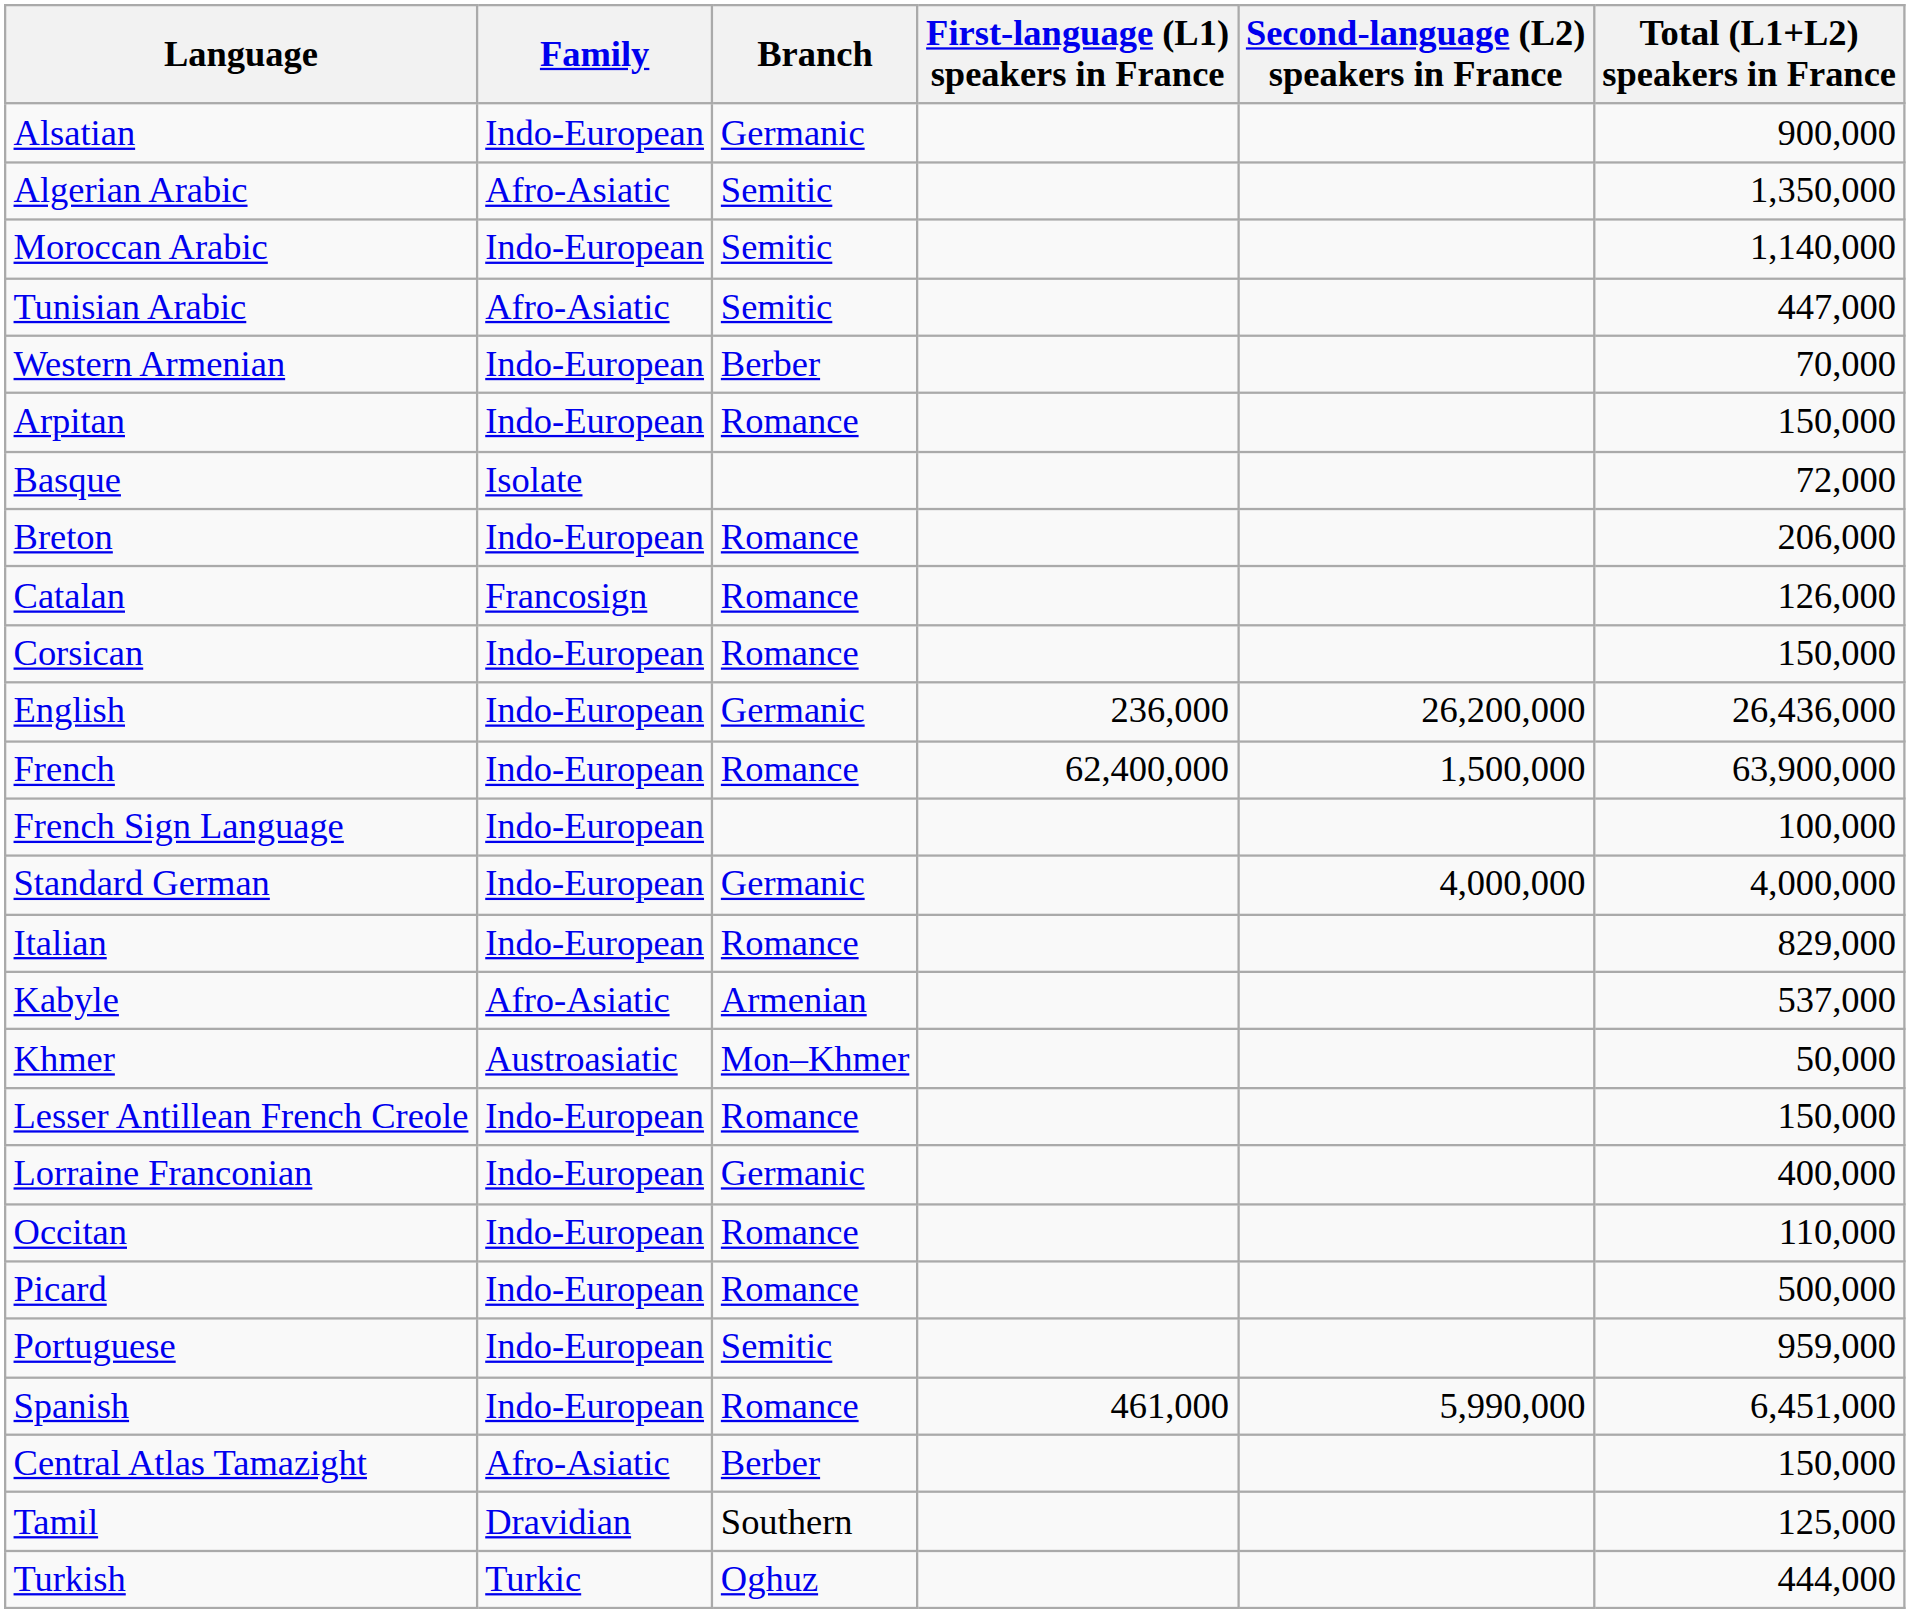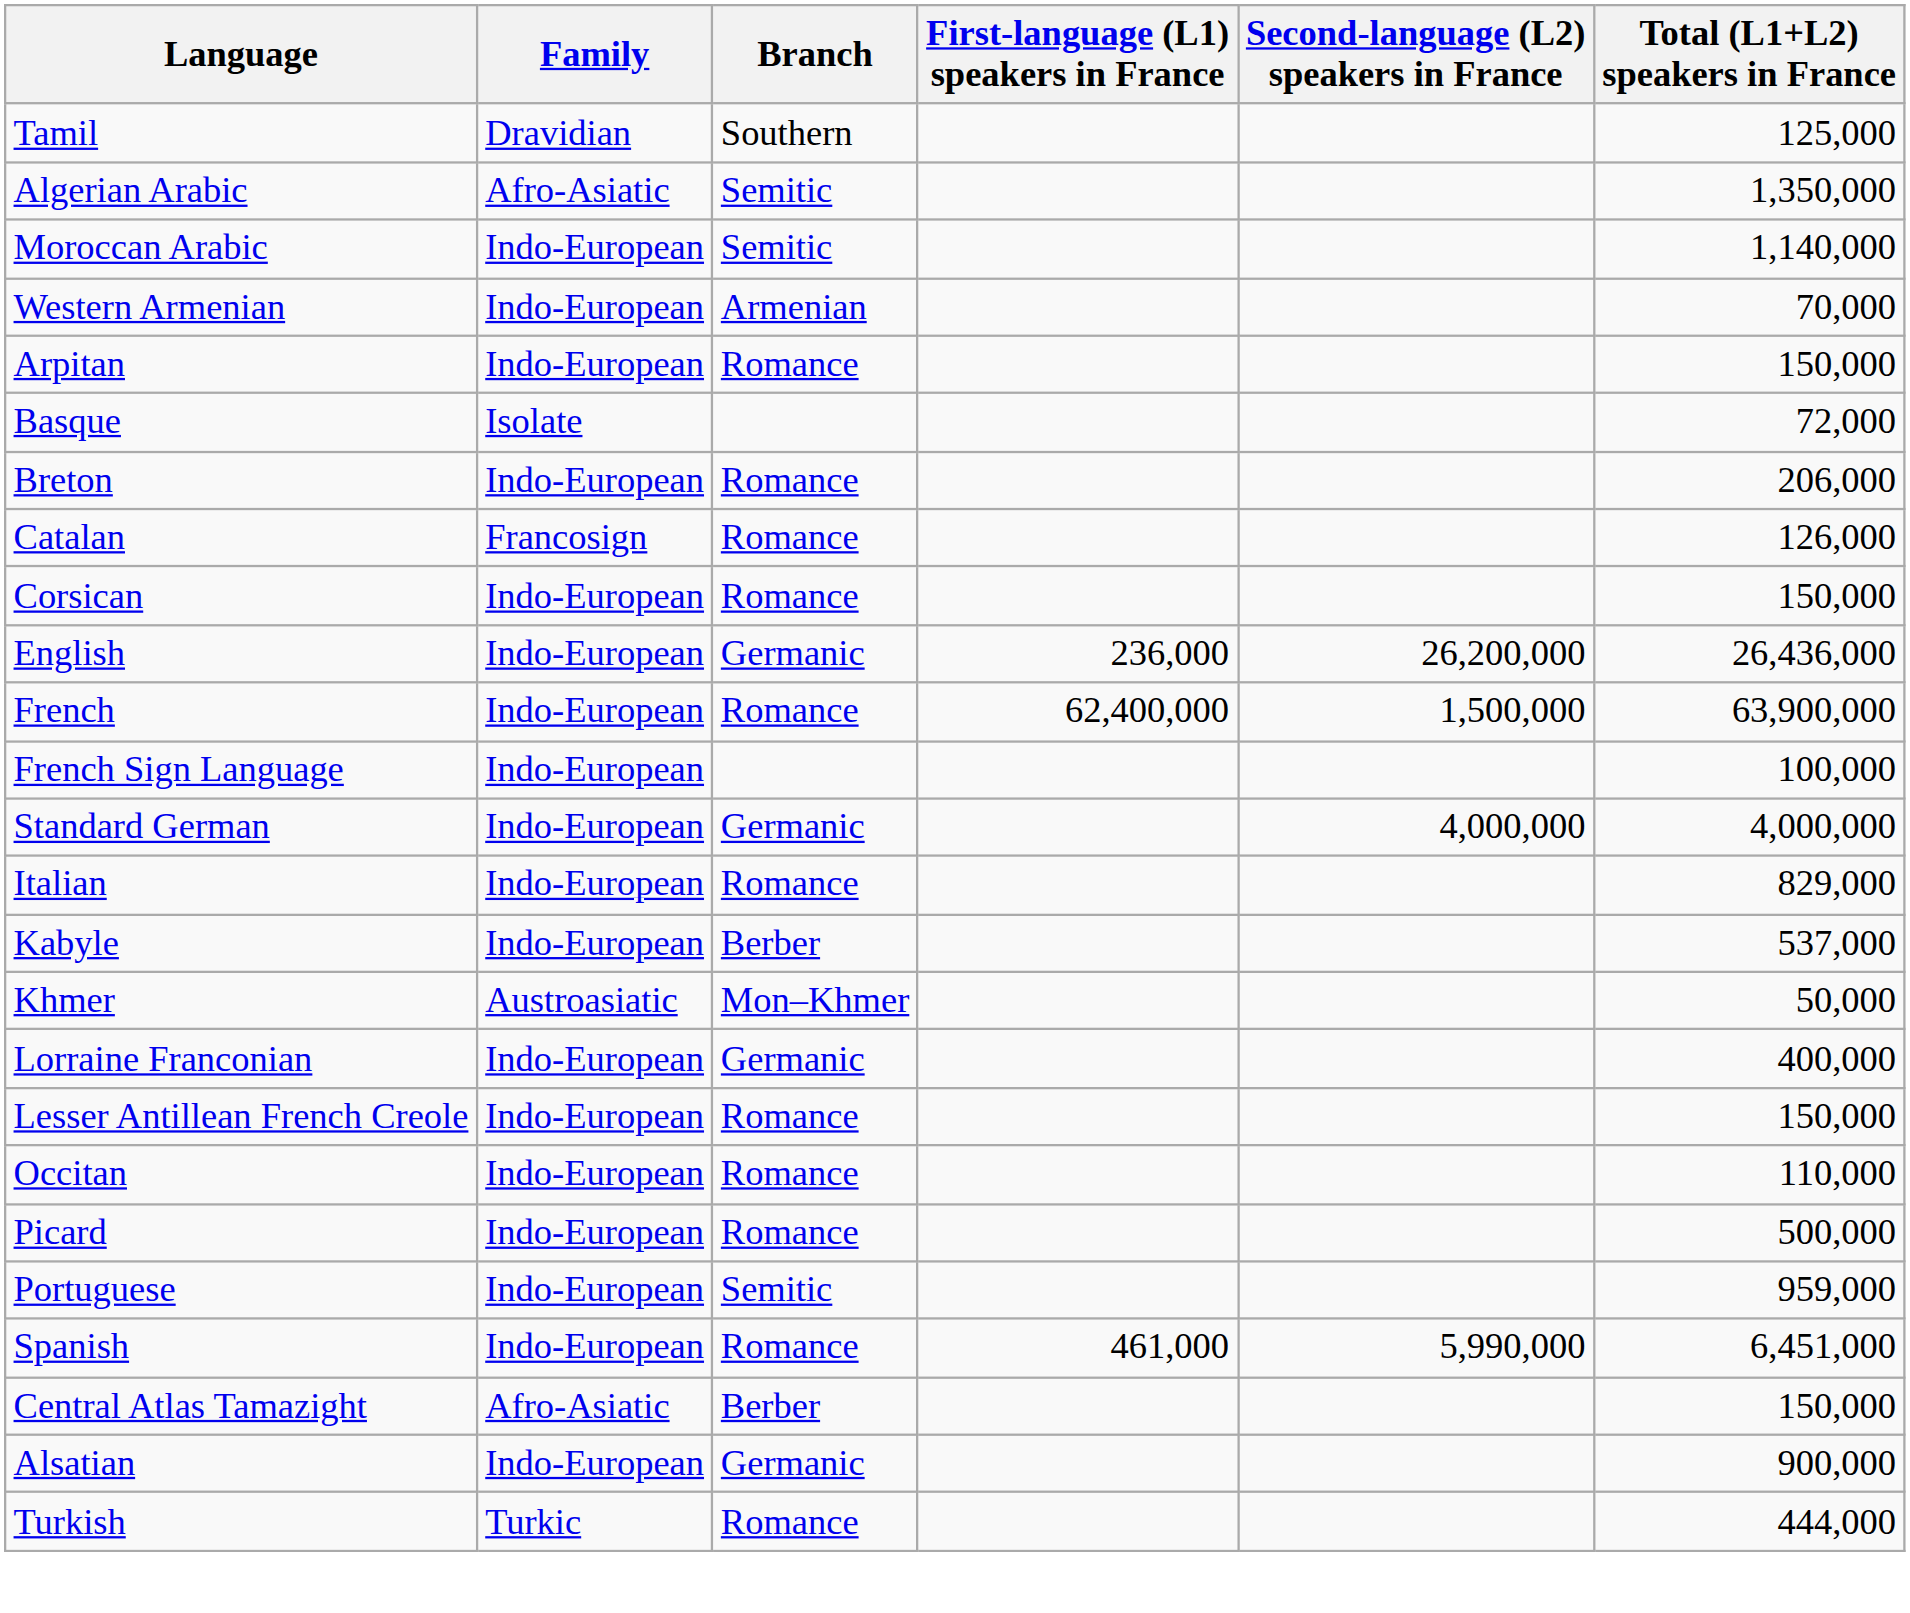rows swapped: (74, 132) <-> (56, 1520)
- row: (130, 305)
(770, 363) Berber -> (794, 305) Armenian
(577, 1000) Afro-Asiatic -> (595, 942) Indo-European
(794, 1000) Armenian -> (770, 942) Berber
rows swapped: (241, 1115) <-> (163, 1173)
(769, 1578) Oghuz -> (790, 1520) Romance
